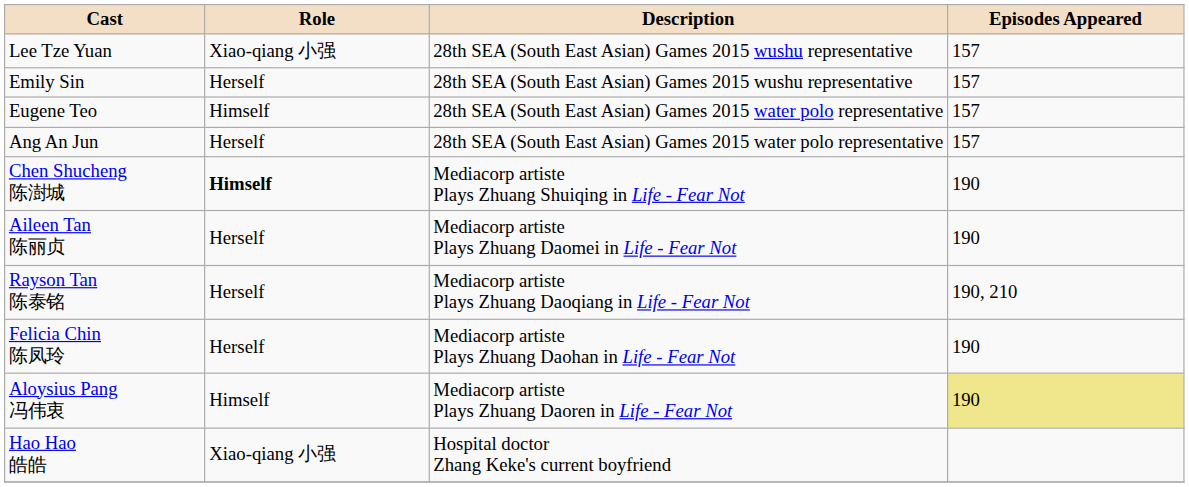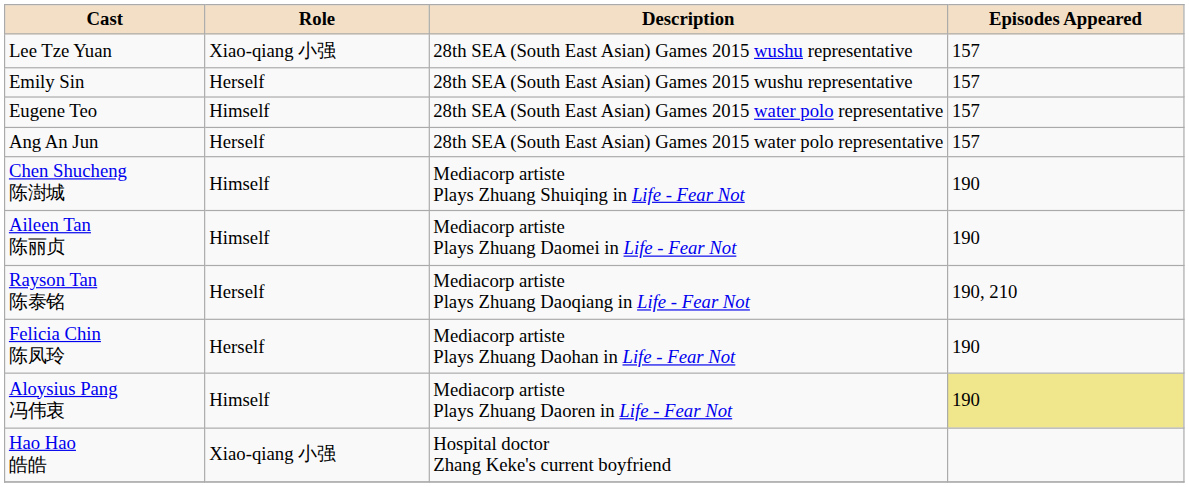(240, 183) bold -> (239, 183) normal
(237, 237) Herself -> (239, 237) Himself
